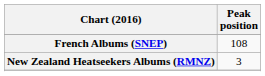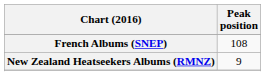(239, 61) 3 -> (239, 61) 9
